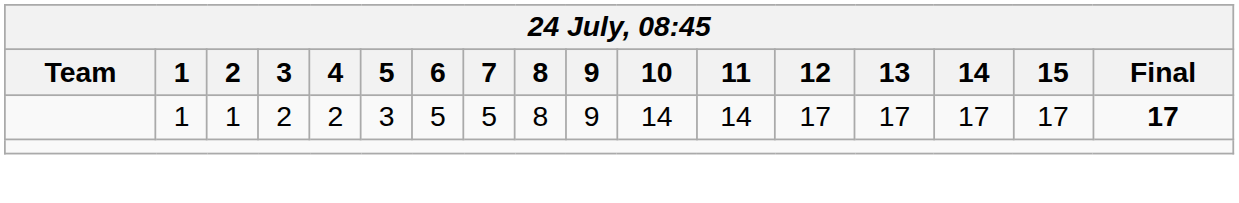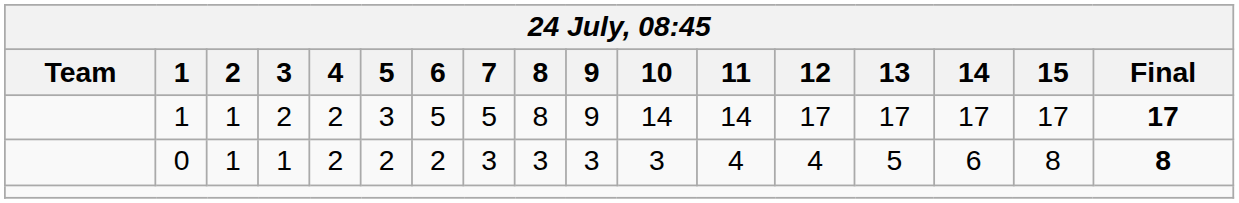+ row: (182, 161)
